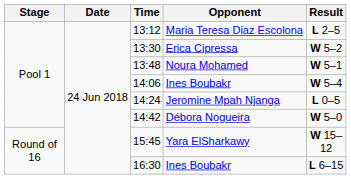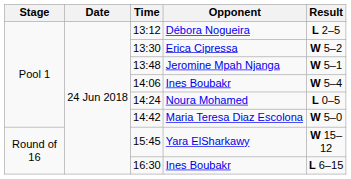(234, 30) Maria Teresa Diaz Escolona -> (208, 30) Débora Nogueira
(207, 65) Noura Mohamed -> (223, 65) Jeromine Mpah Njanga
(223, 100) Jeromine Mpah Njanga -> (207, 100) Noura Mohamed
(208, 118) Débora Nogueira -> (234, 118) Maria Teresa Diaz Escolona
